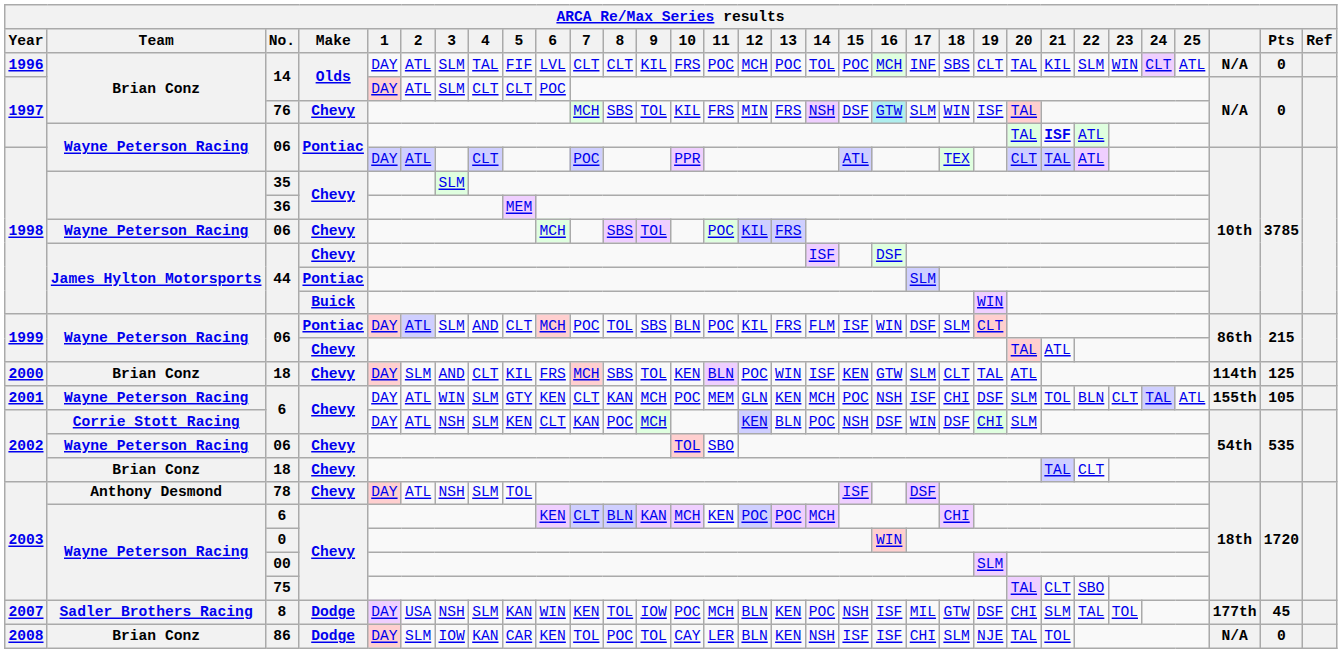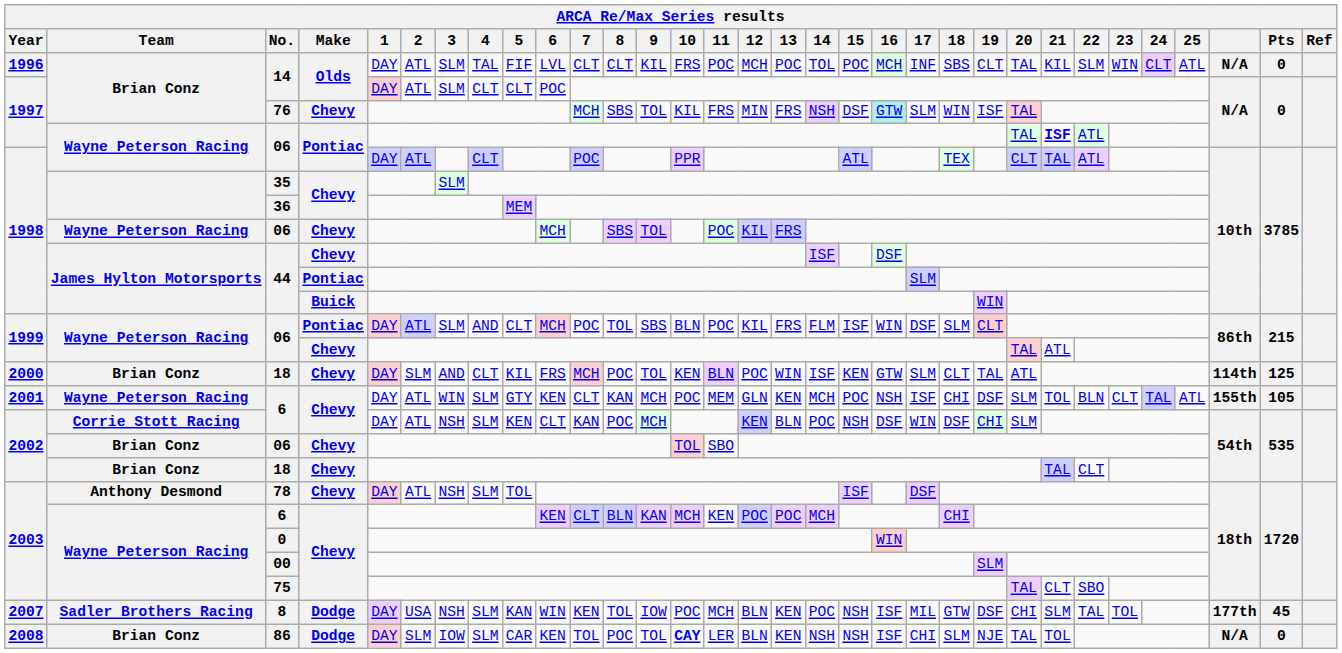(620, 374) SBS -> (620, 374) POC
(156, 445) Wayne Peterson Racing -> (156, 445) Brian Conz
(485, 636) KAN -> (485, 636) SLM
(687, 636) normal -> (687, 636) bold
(856, 636) ISF -> (856, 636) NSH
